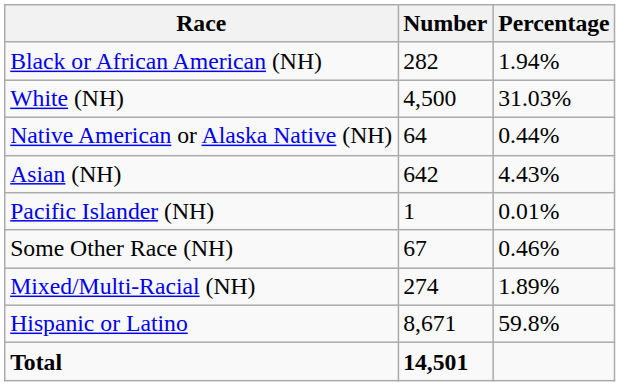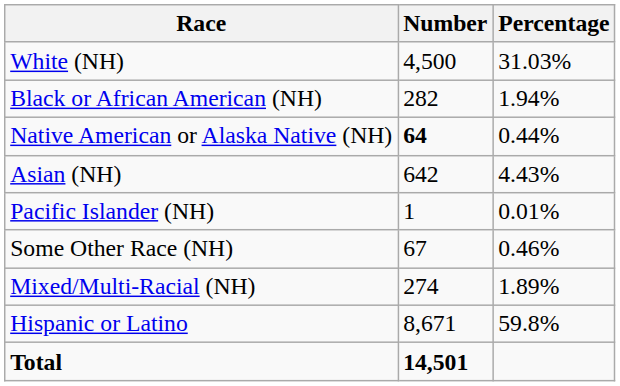rows swapped: (67, 98) <-> (166, 60)
(415, 135) normal -> (415, 135) bold
